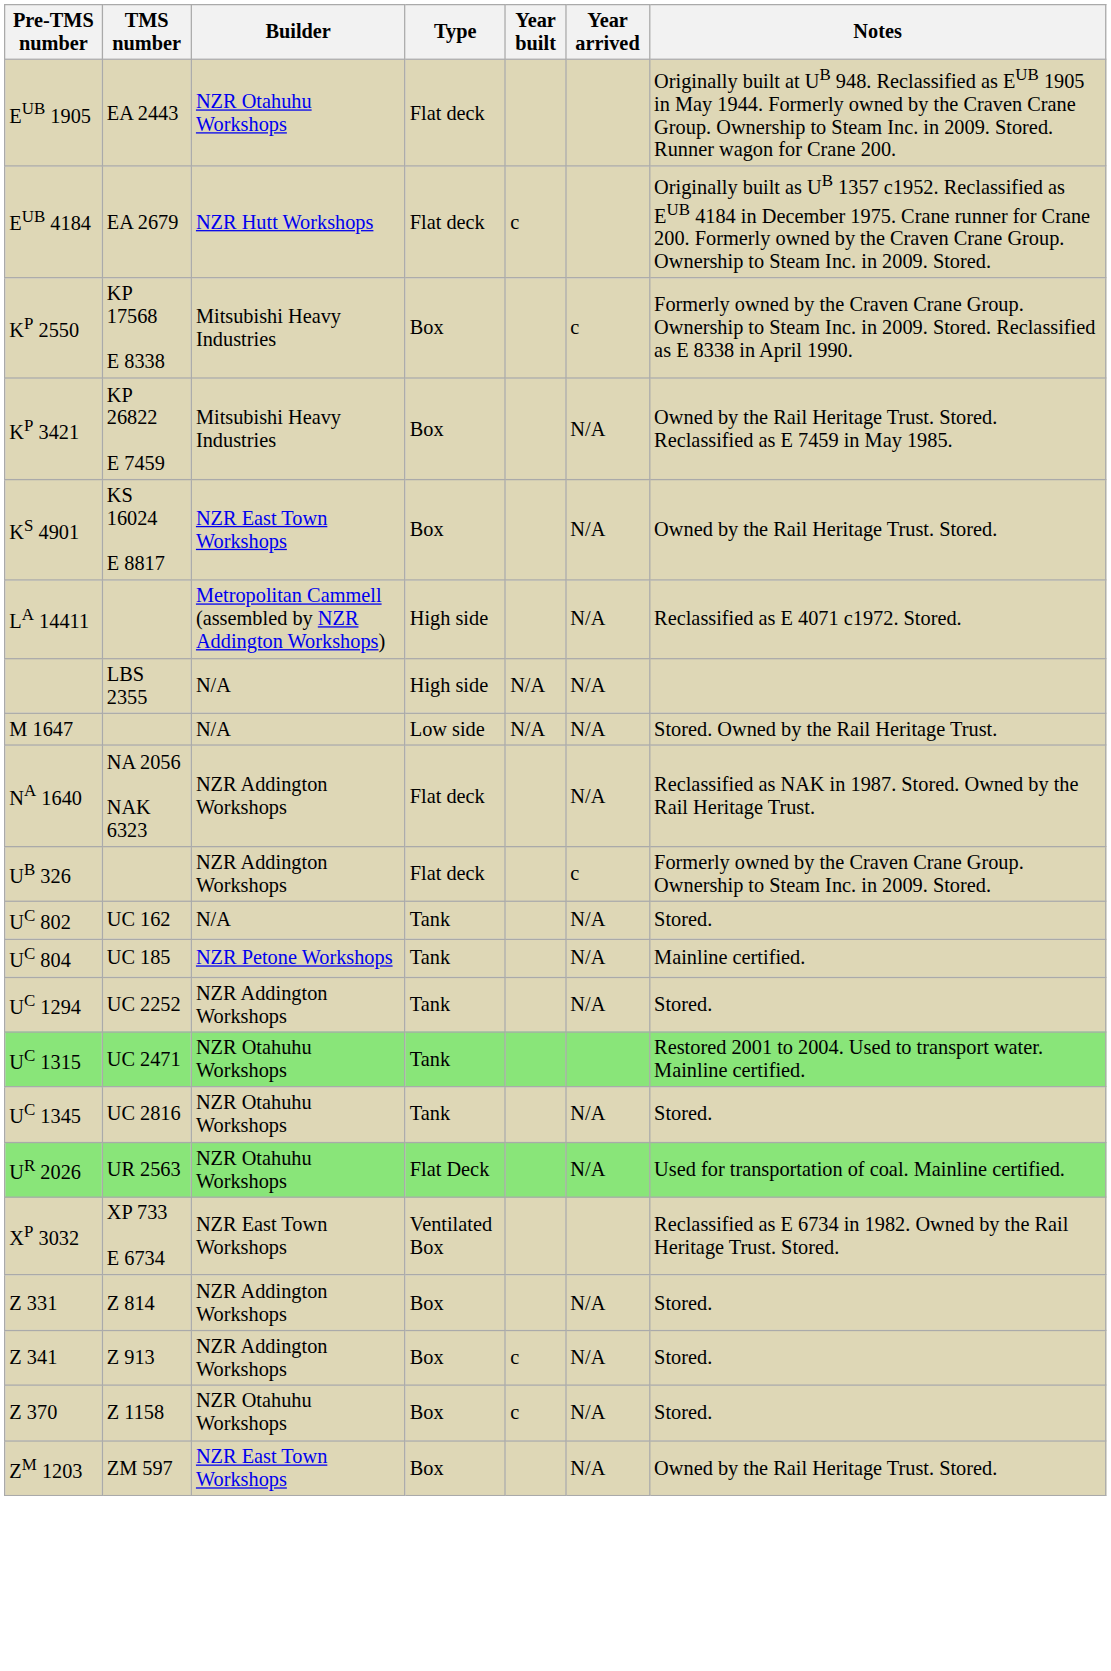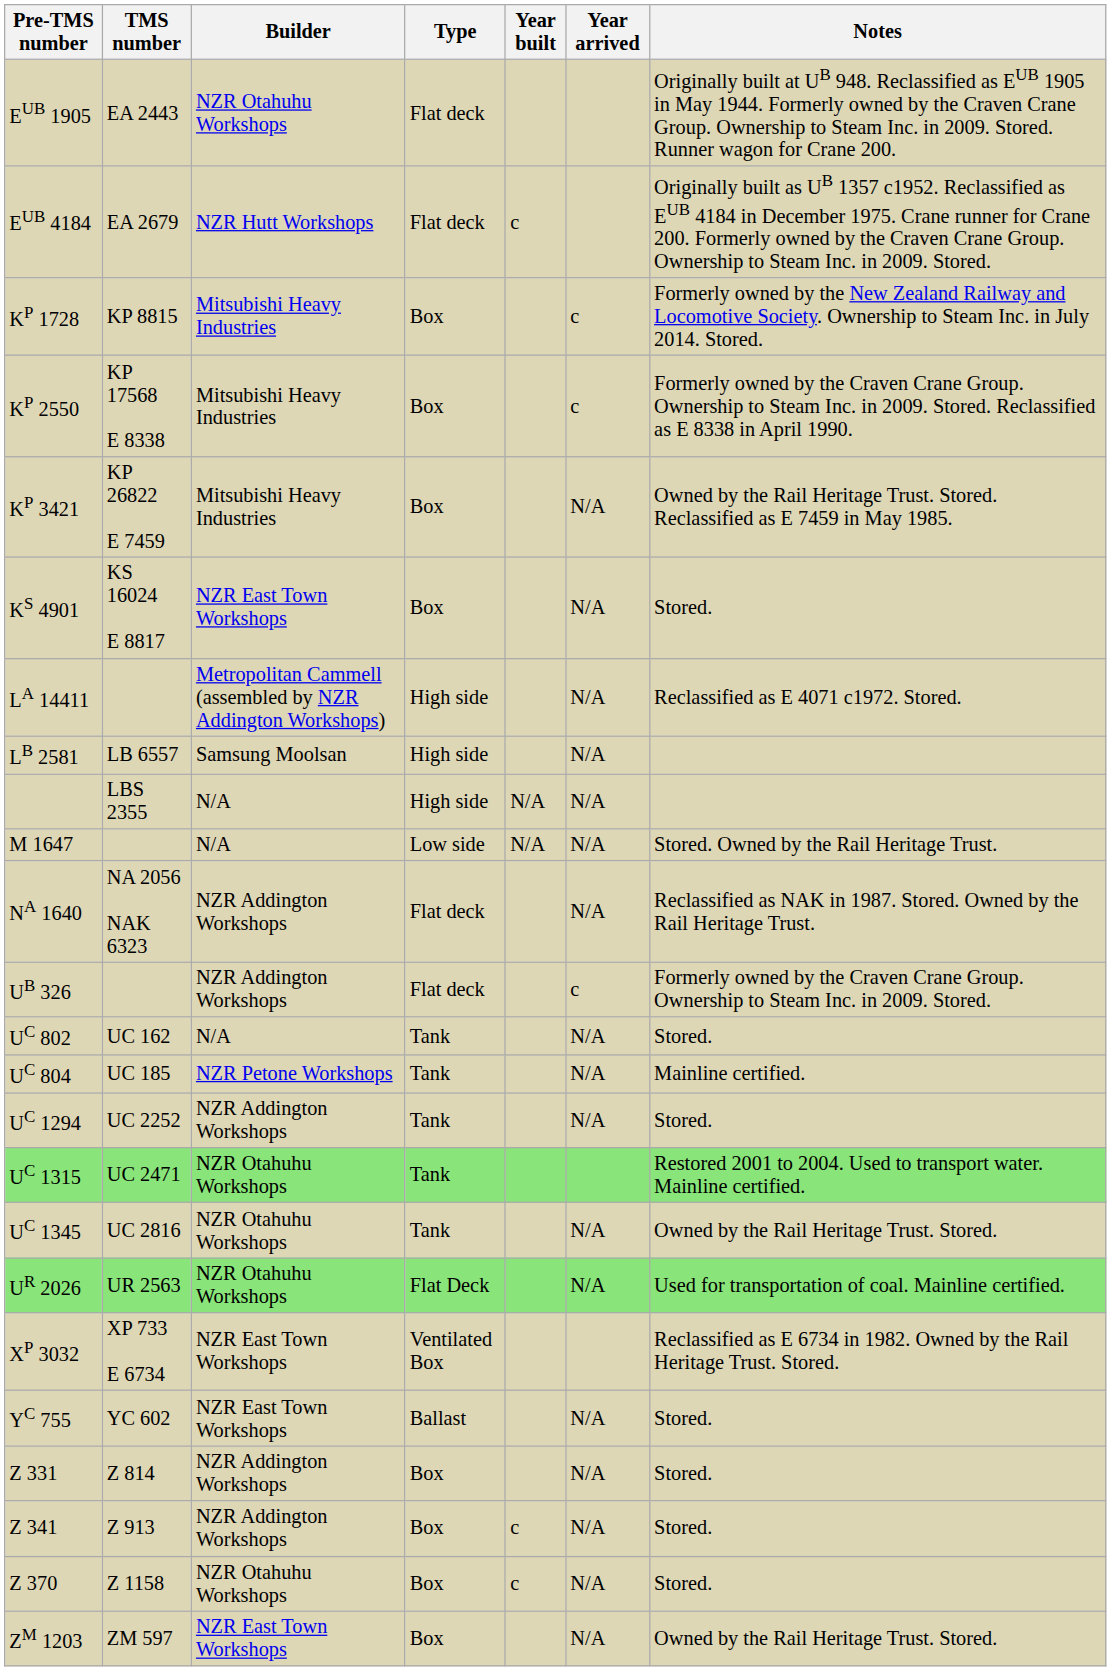+ row: (44, 316)
(826, 529) Owned by the Rail Heritage Trust. Stored. -> (683, 607) Stored.
+ row: (44, 754)
(683, 1114) Stored. -> (826, 1230) Owned by the Rail Heritage Trust. Stored.
+ row: (40, 1418)
